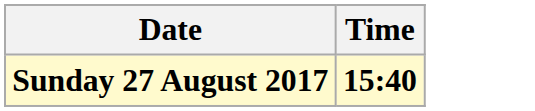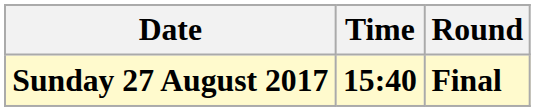+ column: (477, 29)
